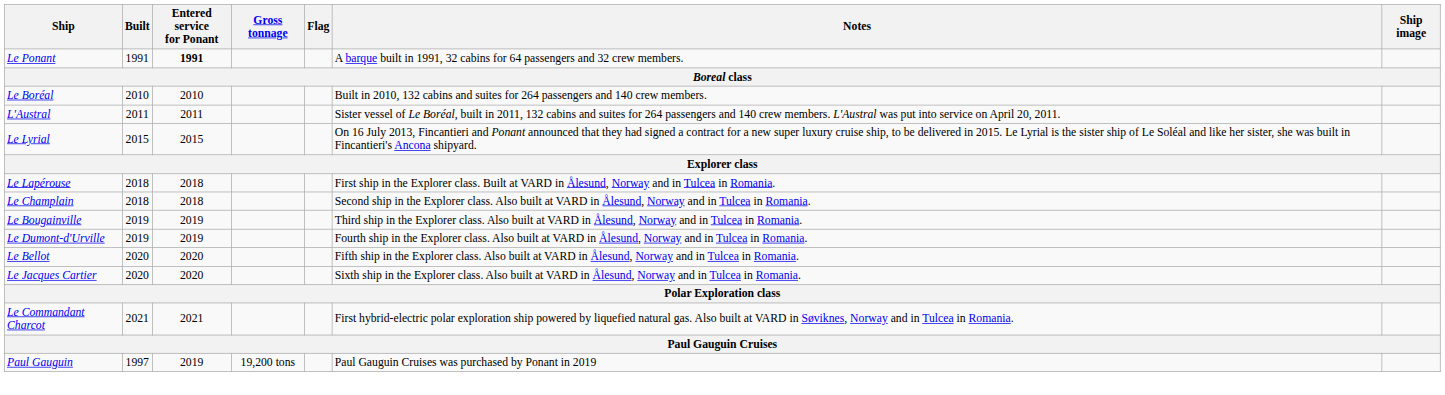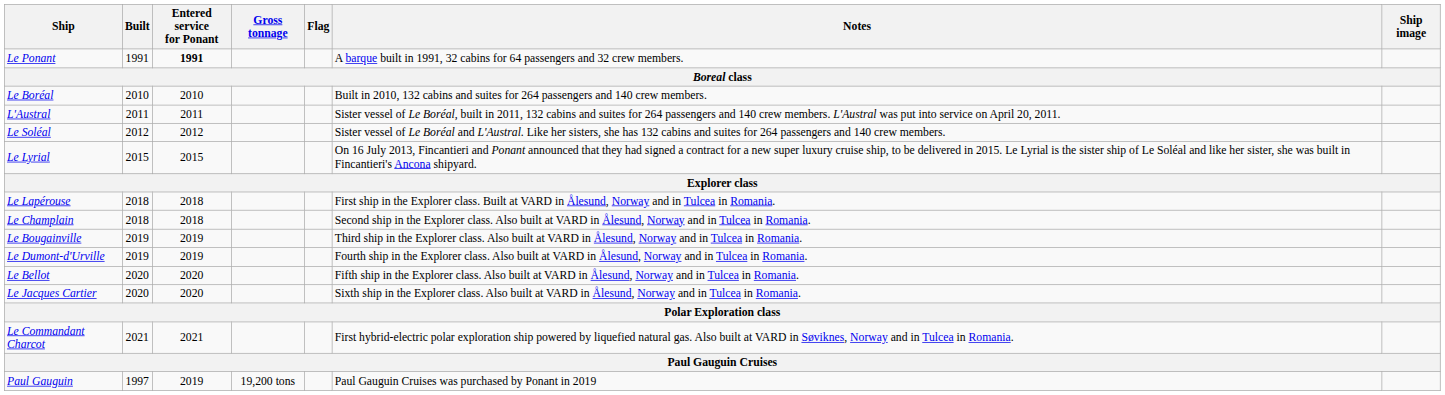+ row: (29, 132)
